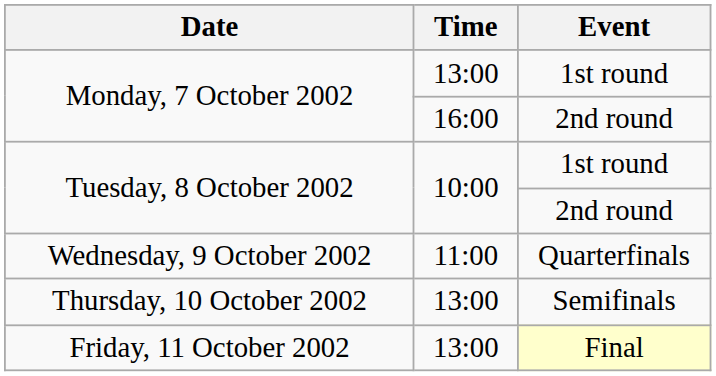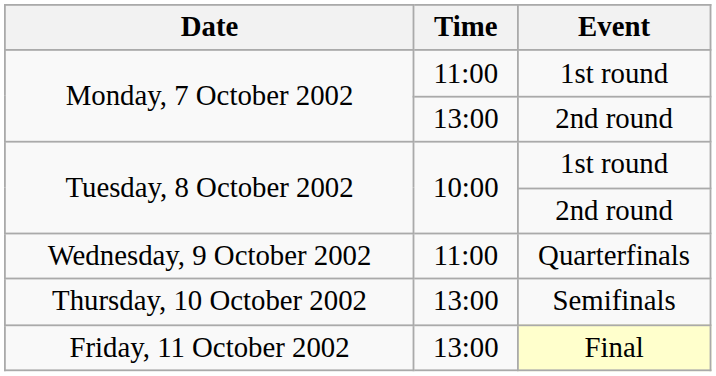(466, 73) 13:00 -> (466, 73) 11:00
(466, 118) 16:00 -> (466, 118) 13:00
